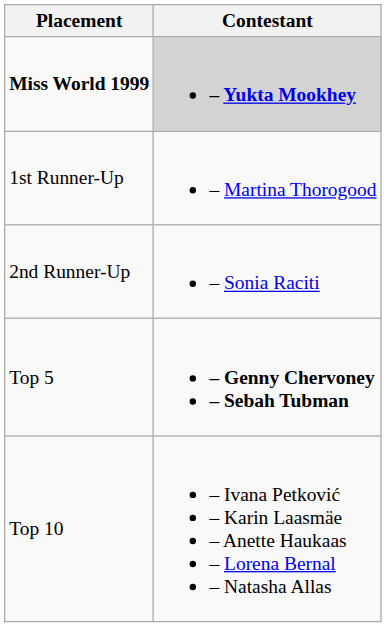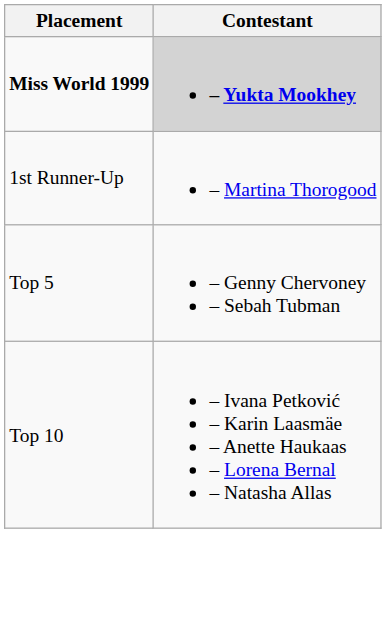- row: (70, 271)
(267, 389) bold -> (267, 295) normal
